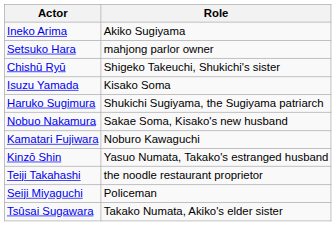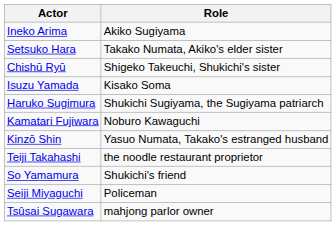(159, 49) mahjong parlor owner -> (193, 49) Takako Numata, Akiko's elder sister
- row: (51, 121)
+ row: (43, 175)
(193, 211) Takako Numata, Akiko's elder sister -> (159, 211) mahjong parlor owner
